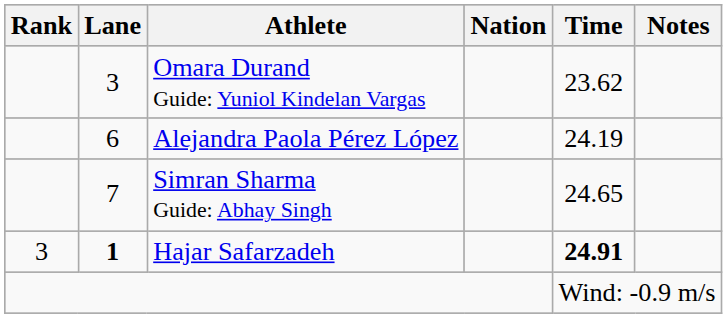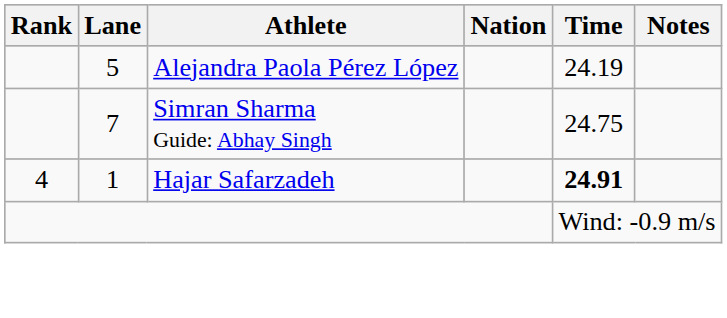- row: (289, 81)
(113, 138) 6 -> (113, 66) 5
(594, 194) 24.65 -> (594, 123) 24.75
(41, 250) 3 -> (41, 179) 4
(113, 250) bold -> (113, 179) normal
